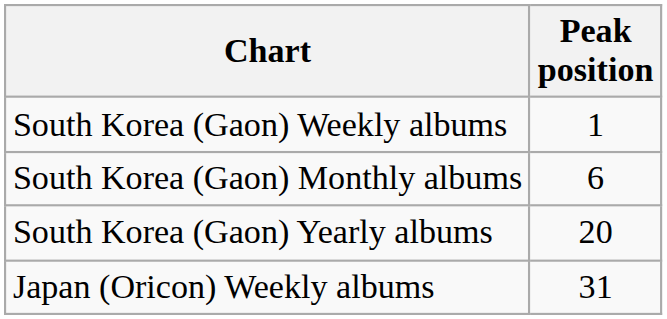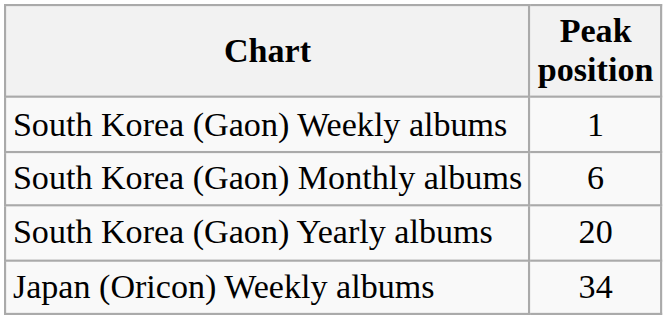(596, 286) 31 -> (596, 286) 34
